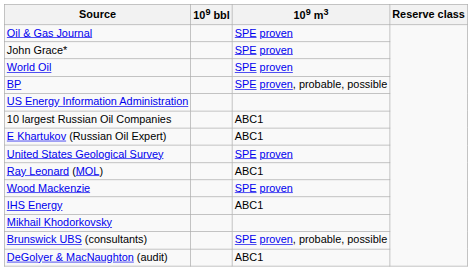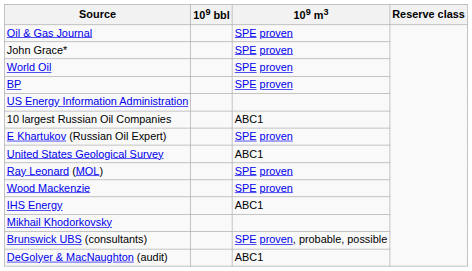(311, 85) SPE proven, probable, possible -> (264, 85) SPE proven
(249, 136) ABC1 -> (264, 136) SPE proven
(264, 154) SPE proven -> (249, 154) ABC1
(249, 171) ABC1 -> (264, 171) SPE proven
